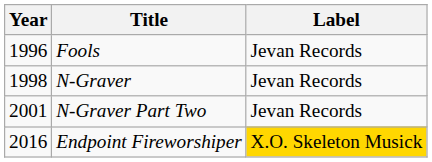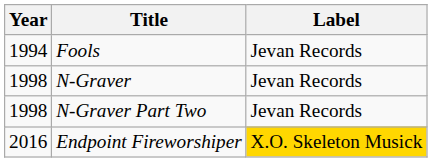(28, 50) 1996 -> (28, 50) 1994
(28, 111) 2001 -> (28, 111) 1998
